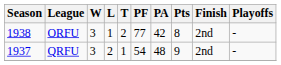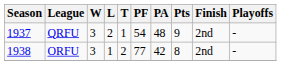rows swapped: (63, 51) <-> (63, 32)
